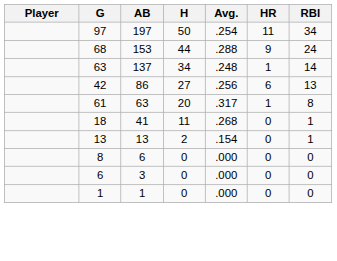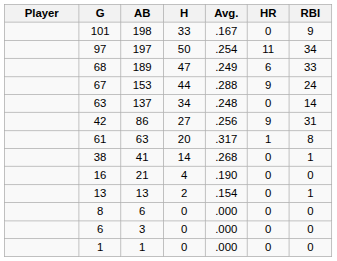+ row: (142, 31)
+ row: (142, 67)
(100, 49) 68 -> (100, 85) 67
(268, 67) 1 -> (268, 103) 0
(268, 85) 6 -> (268, 121) 9
(310, 85) 13 -> (310, 121) 31
(100, 121) 18 -> (100, 157) 38
(184, 121) 11 -> (184, 157) 14
+ row: (142, 175)
